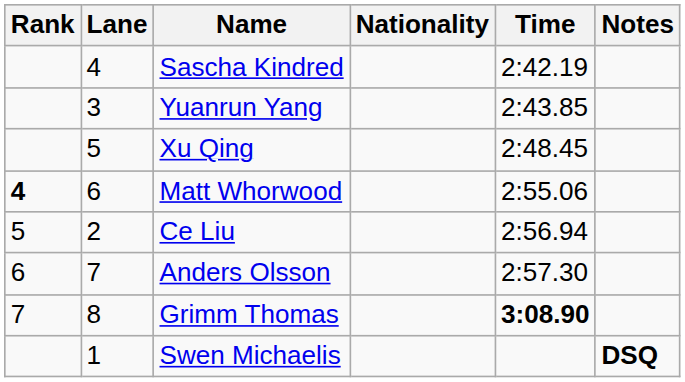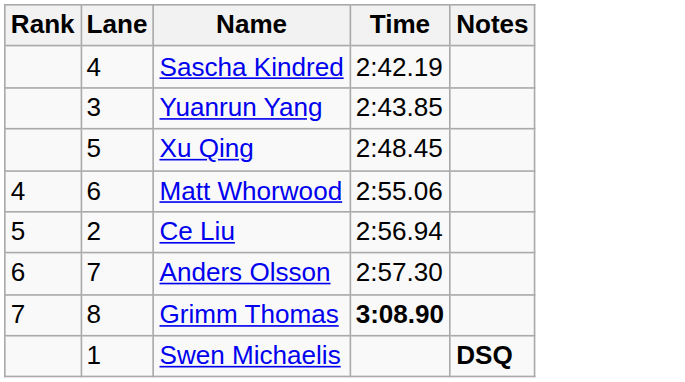- column: (422, 25)
(18, 190) bold -> (18, 190) normal
